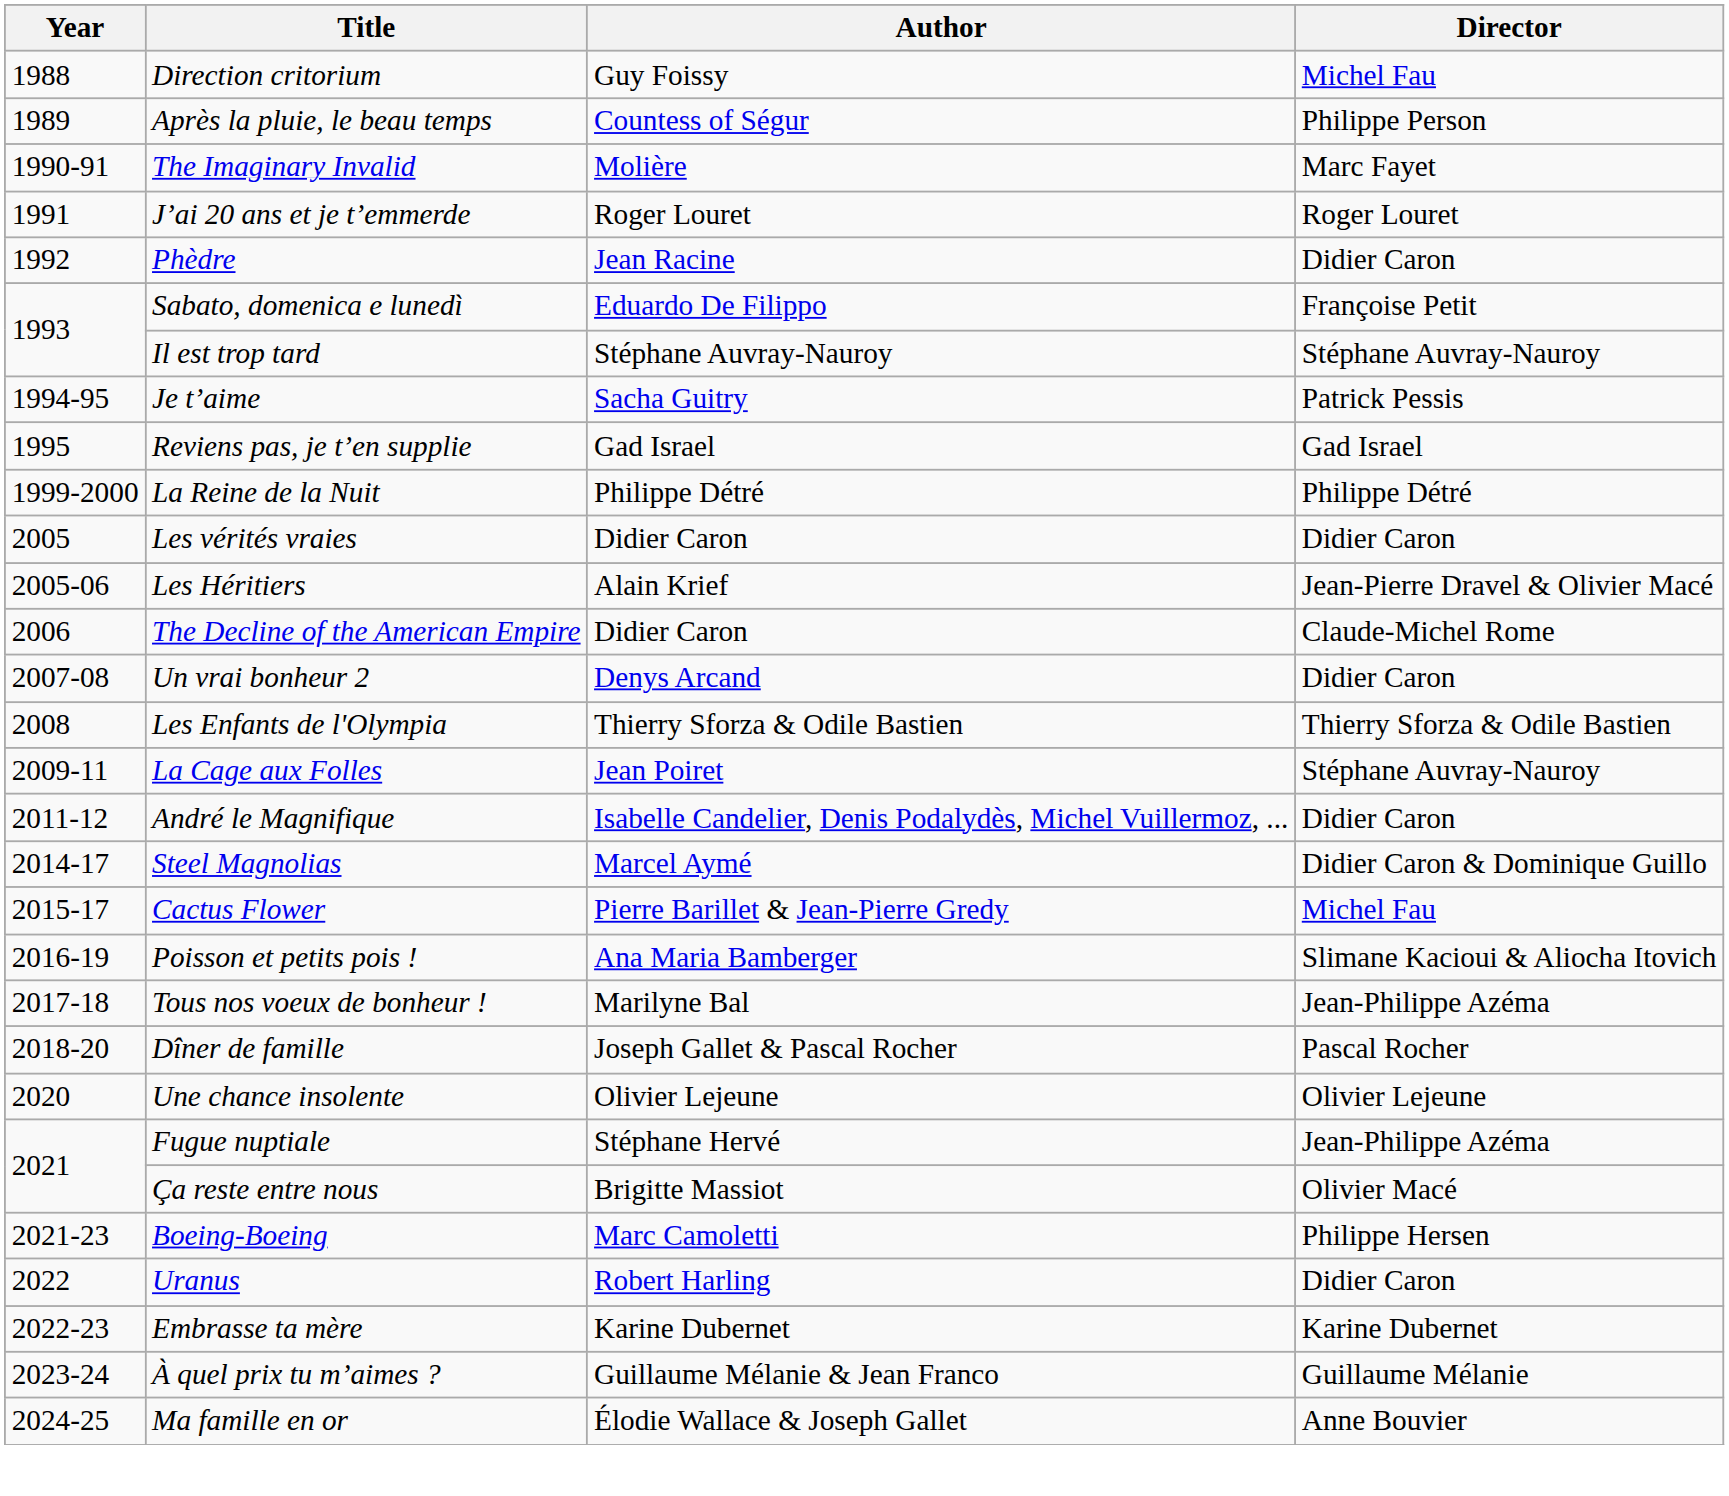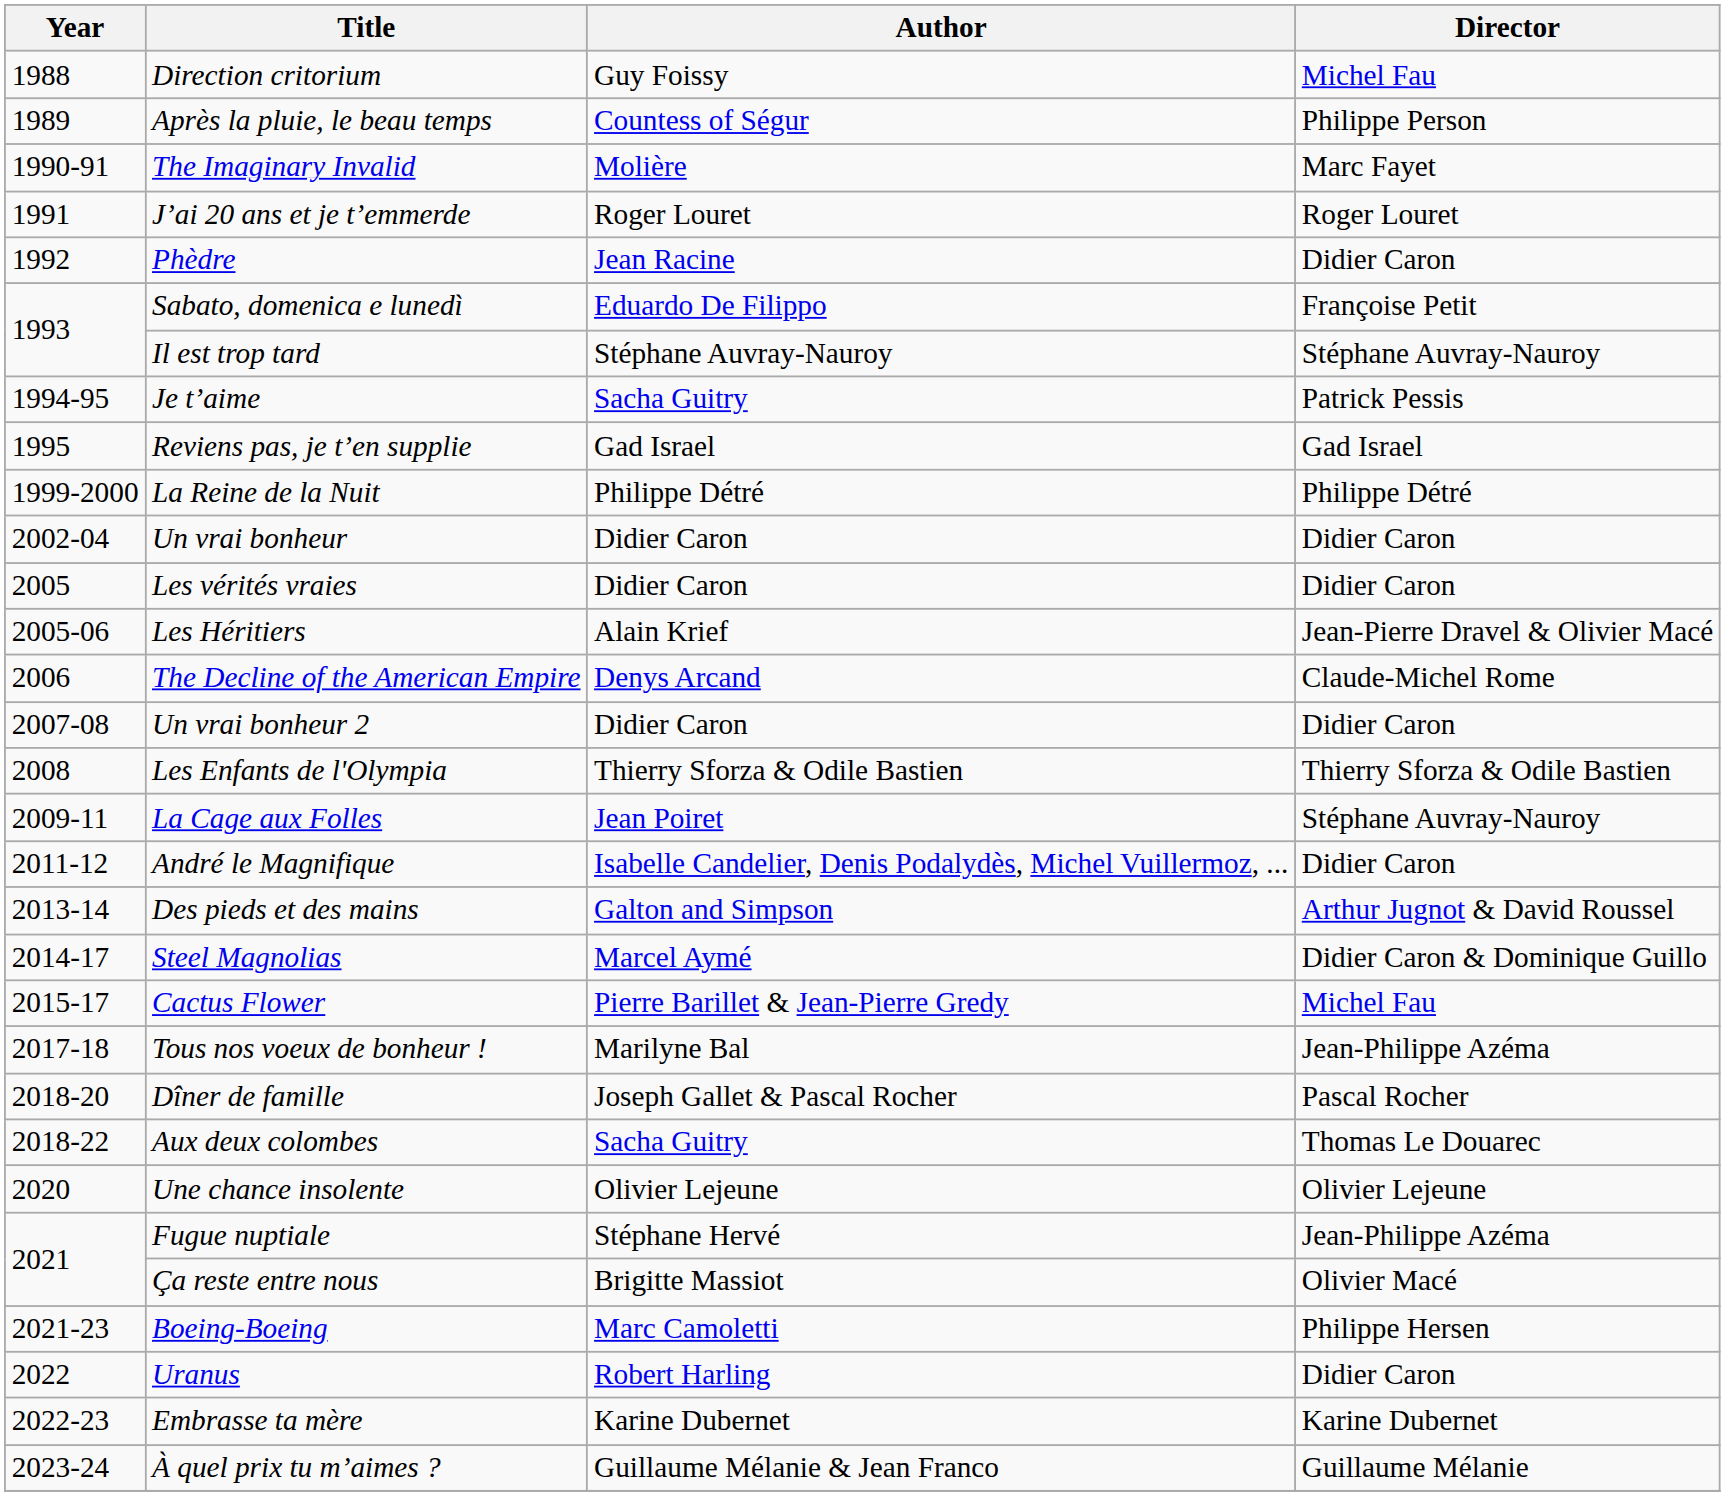+ row: (250, 538)
(671, 631) Didier Caron -> (677, 677) Denys Arcand
(677, 677) Denys Arcand -> (671, 724) Didier Caron
+ row: (285, 910)
- row: (285, 956)
+ row: (265, 1142)
- row: (250, 1420)
